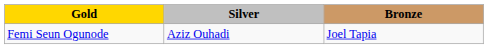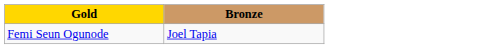- column: (244, 14)
